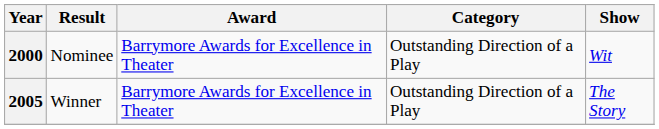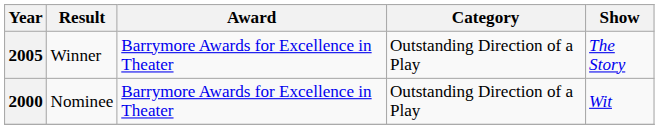rows swapped: (26, 54) <-> (26, 101)
